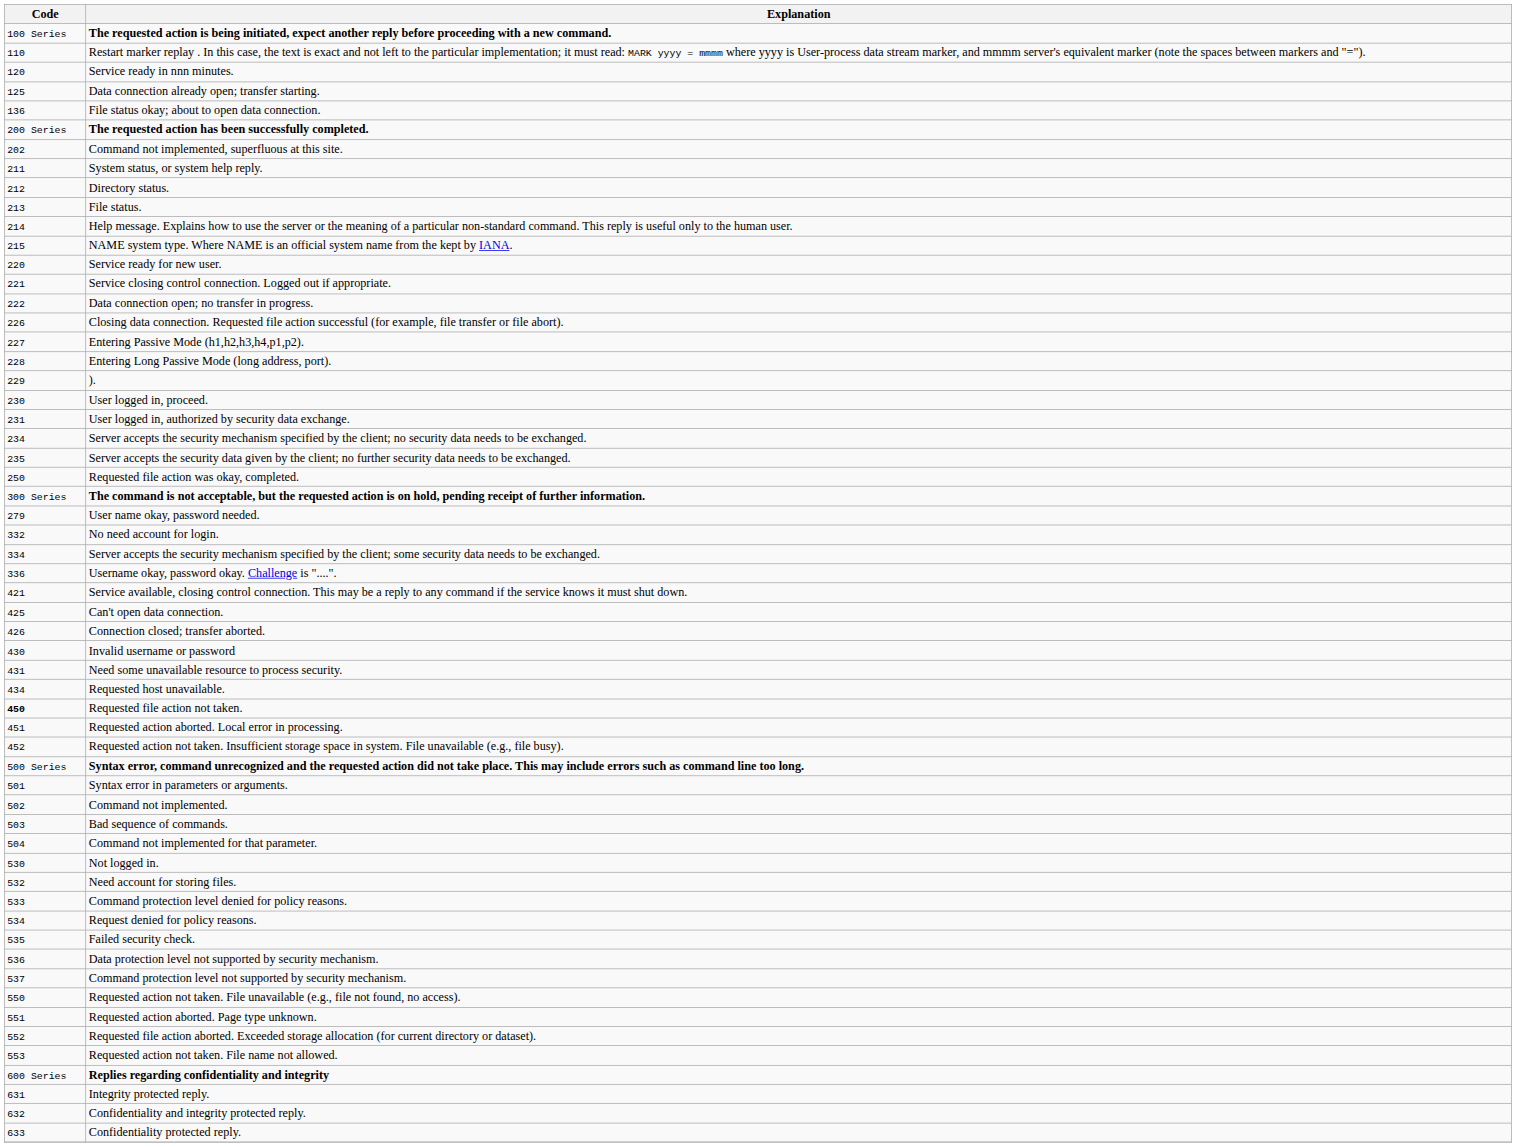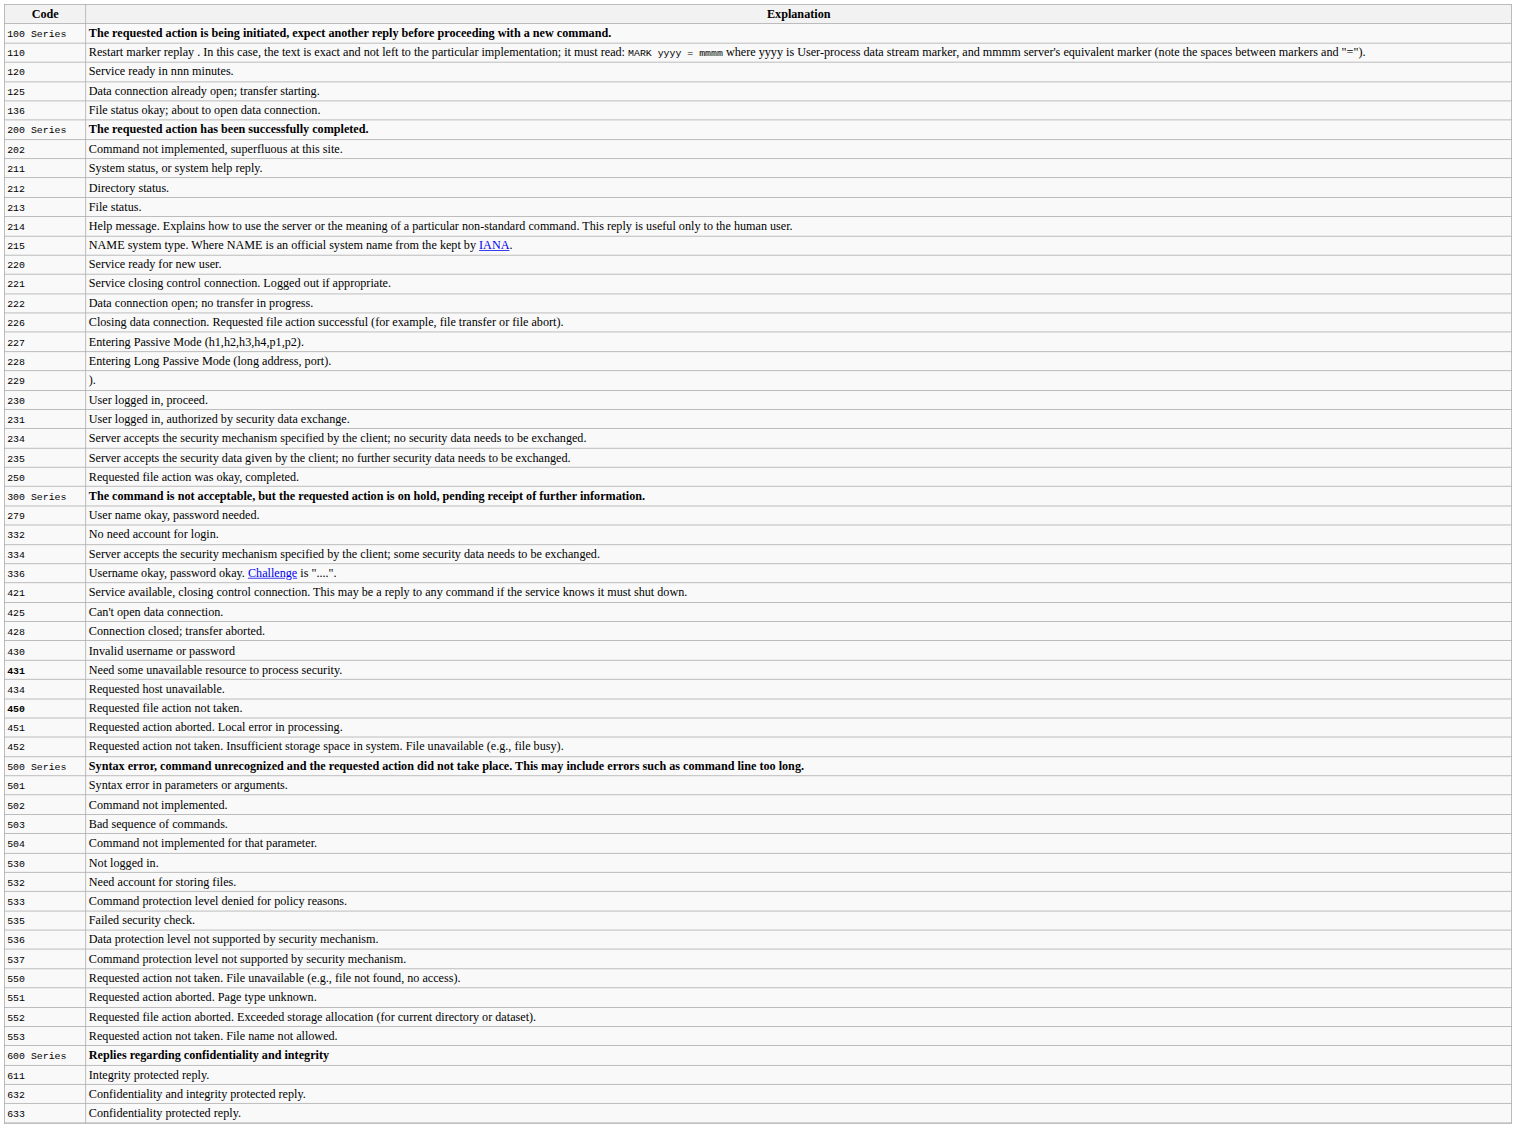(16, 632) 426 -> (16, 632) 428
(16, 671) normal -> (16, 670) bold
- row: (173, 920)
(16, 1095) 631 -> (16, 1076) 611
